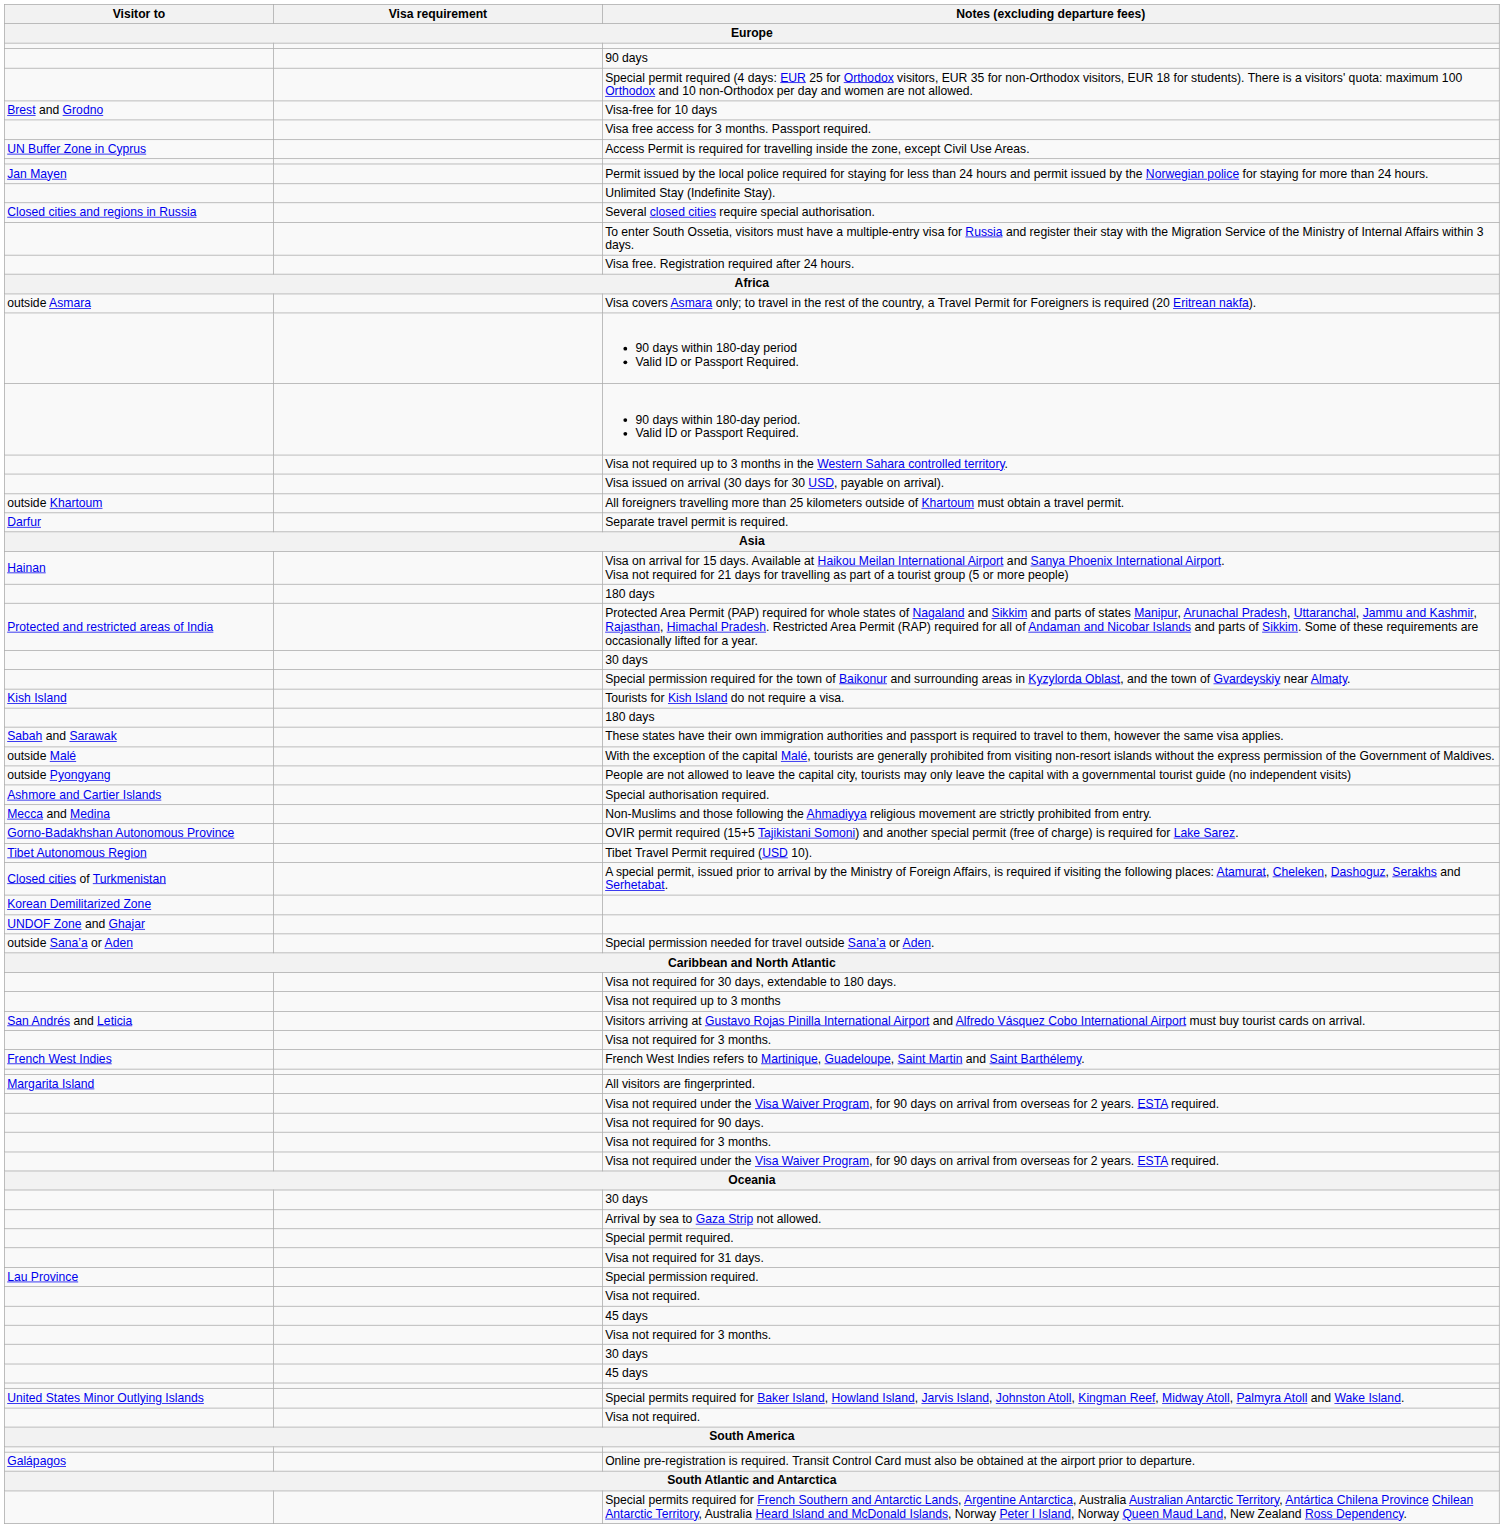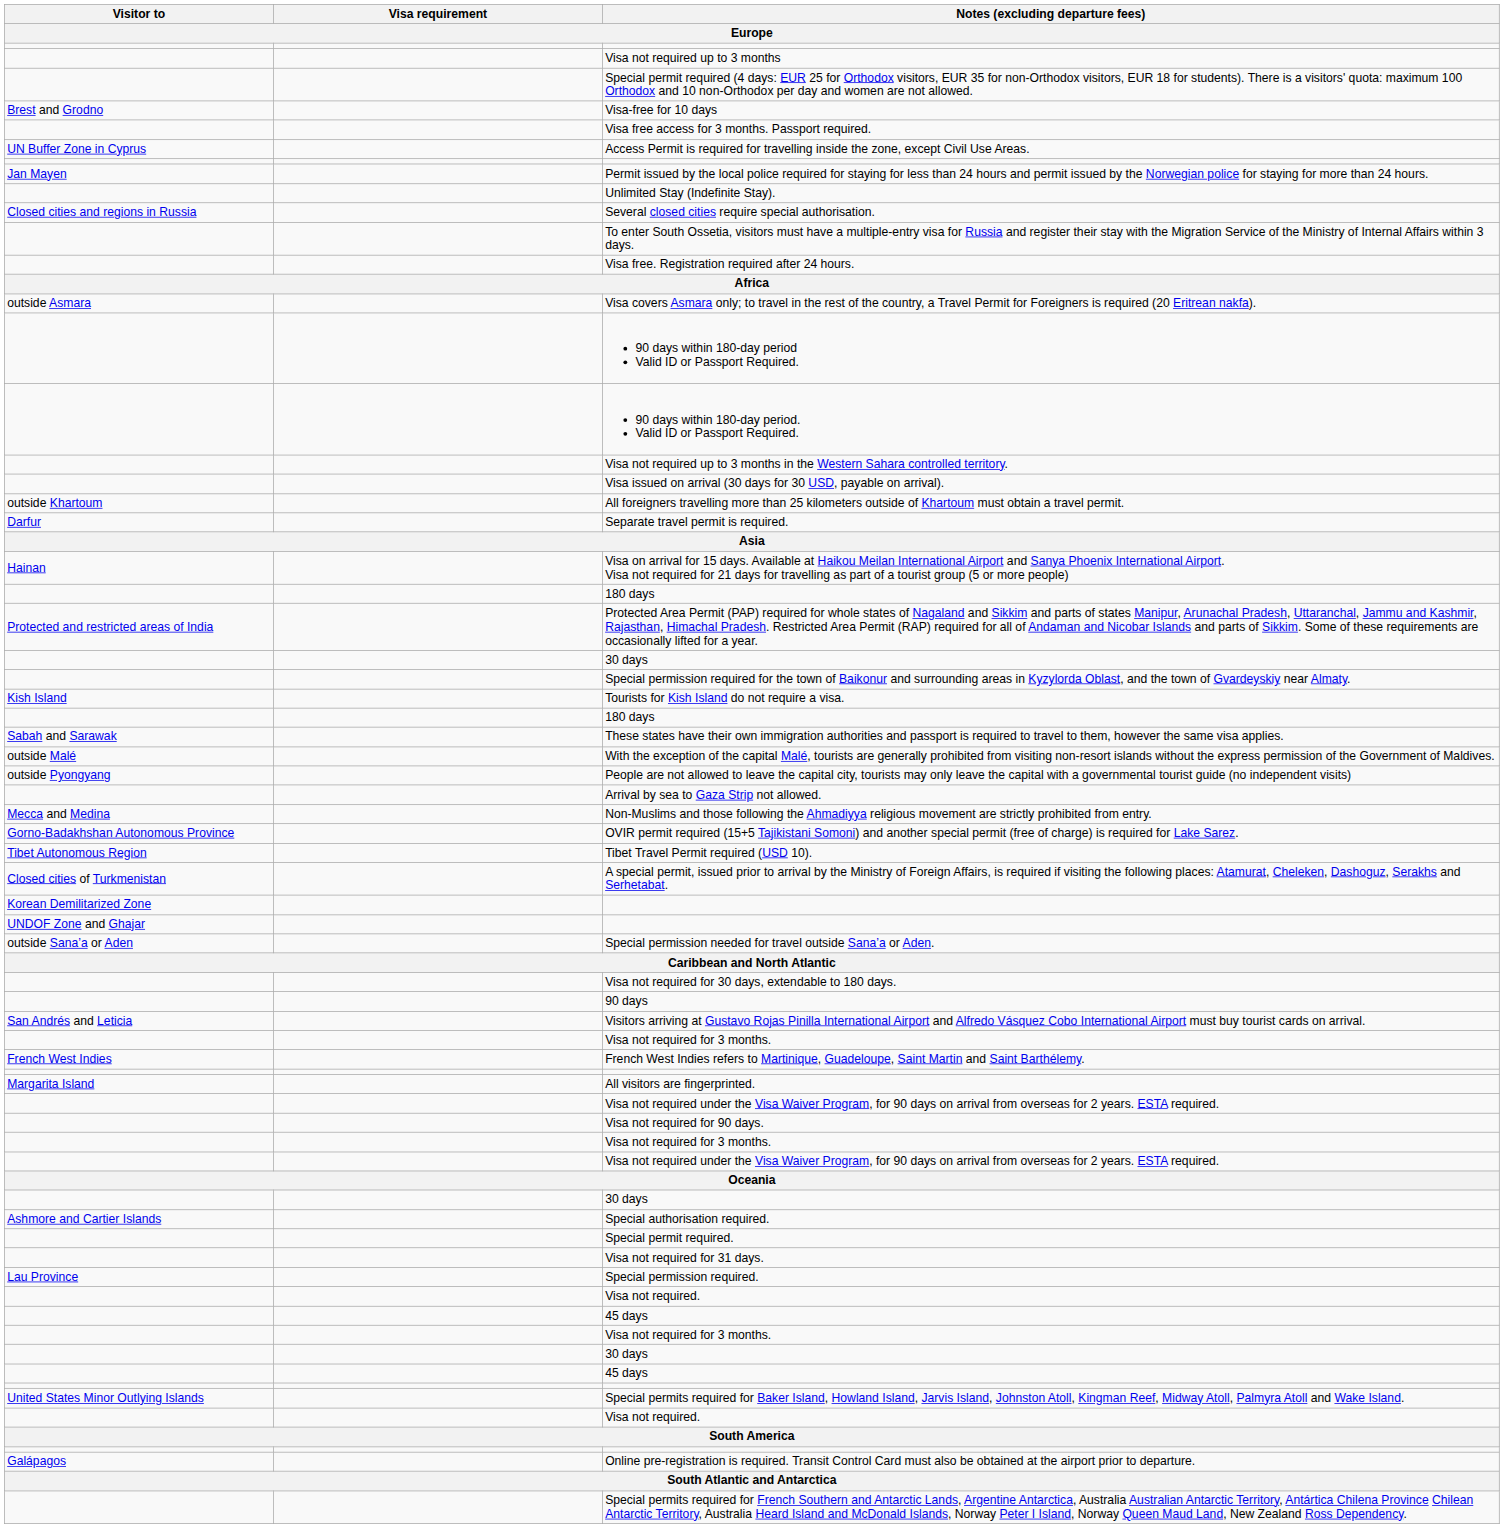rows swapped: (139, 58) <-> (139, 1001)
rows swapped: (139, 1219) <-> (84, 794)
